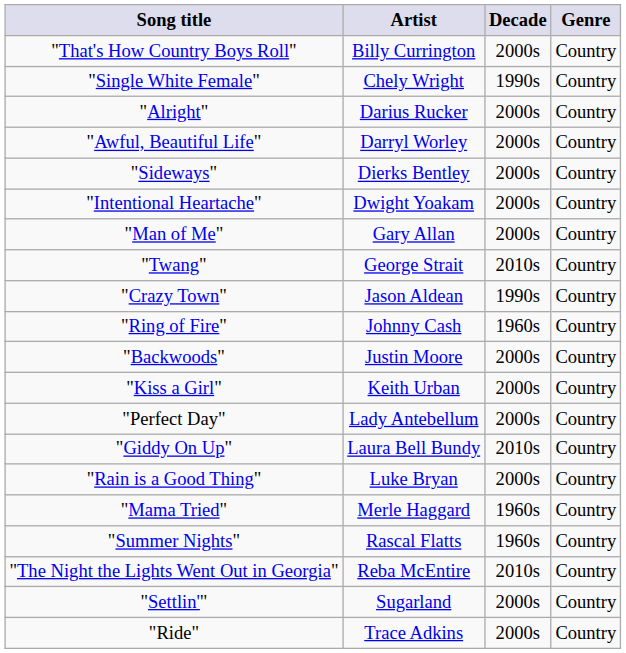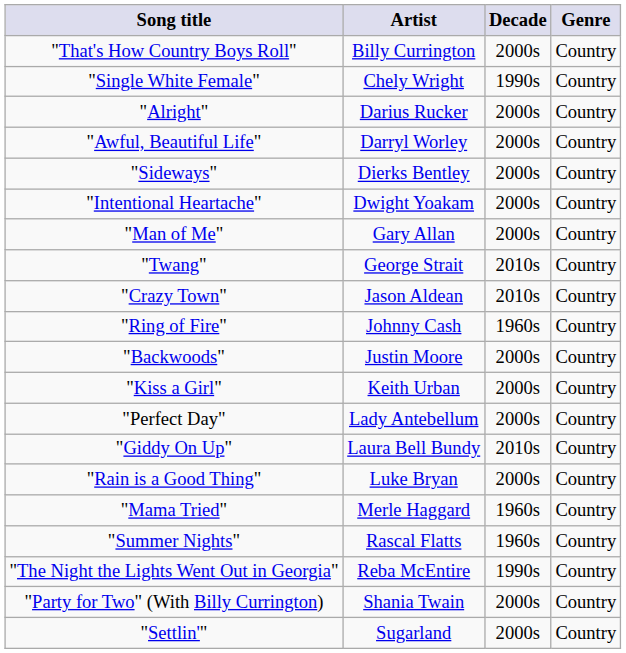(518, 295) 1990s -> (518, 295) 2010s
(518, 571) 2010s -> (518, 571) 1990s
+ row: (174, 601)
- row: (174, 632)
